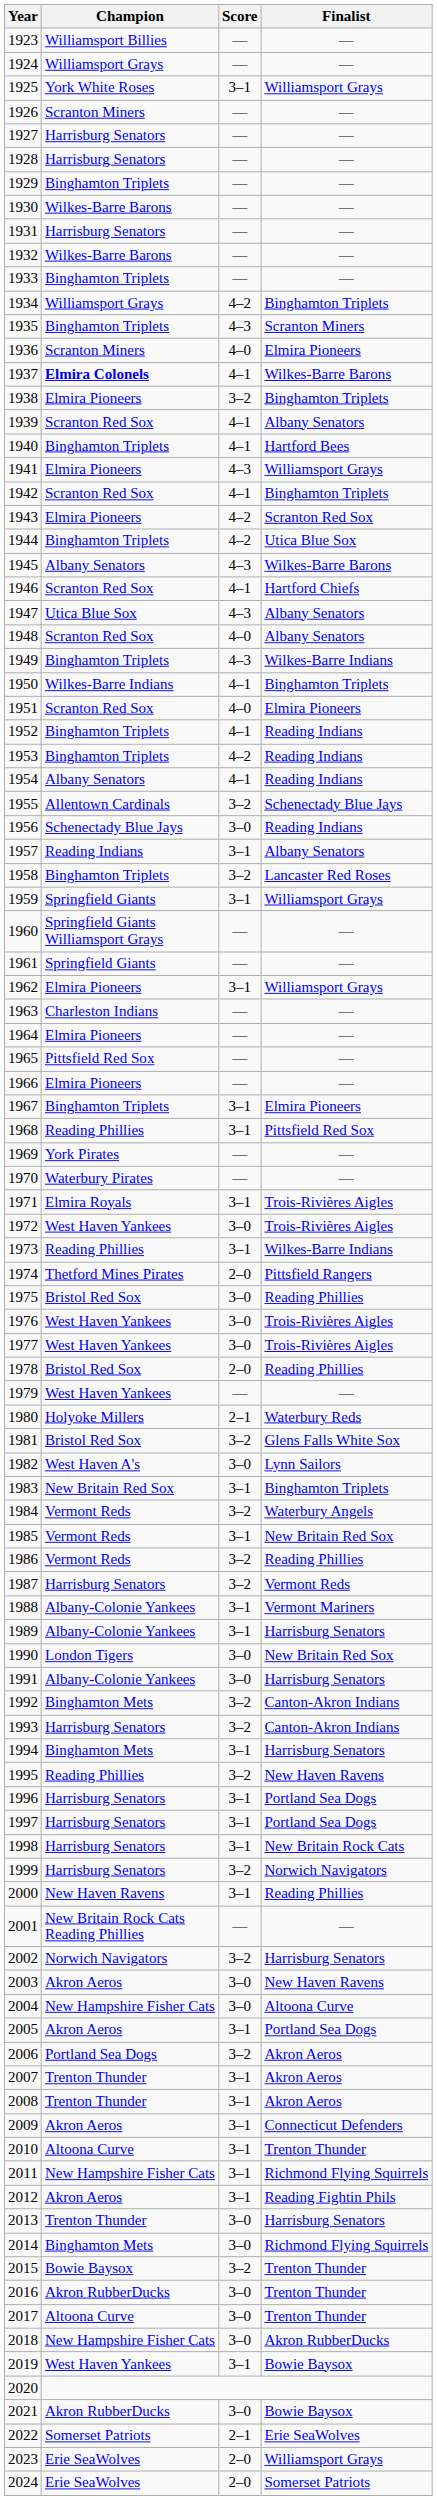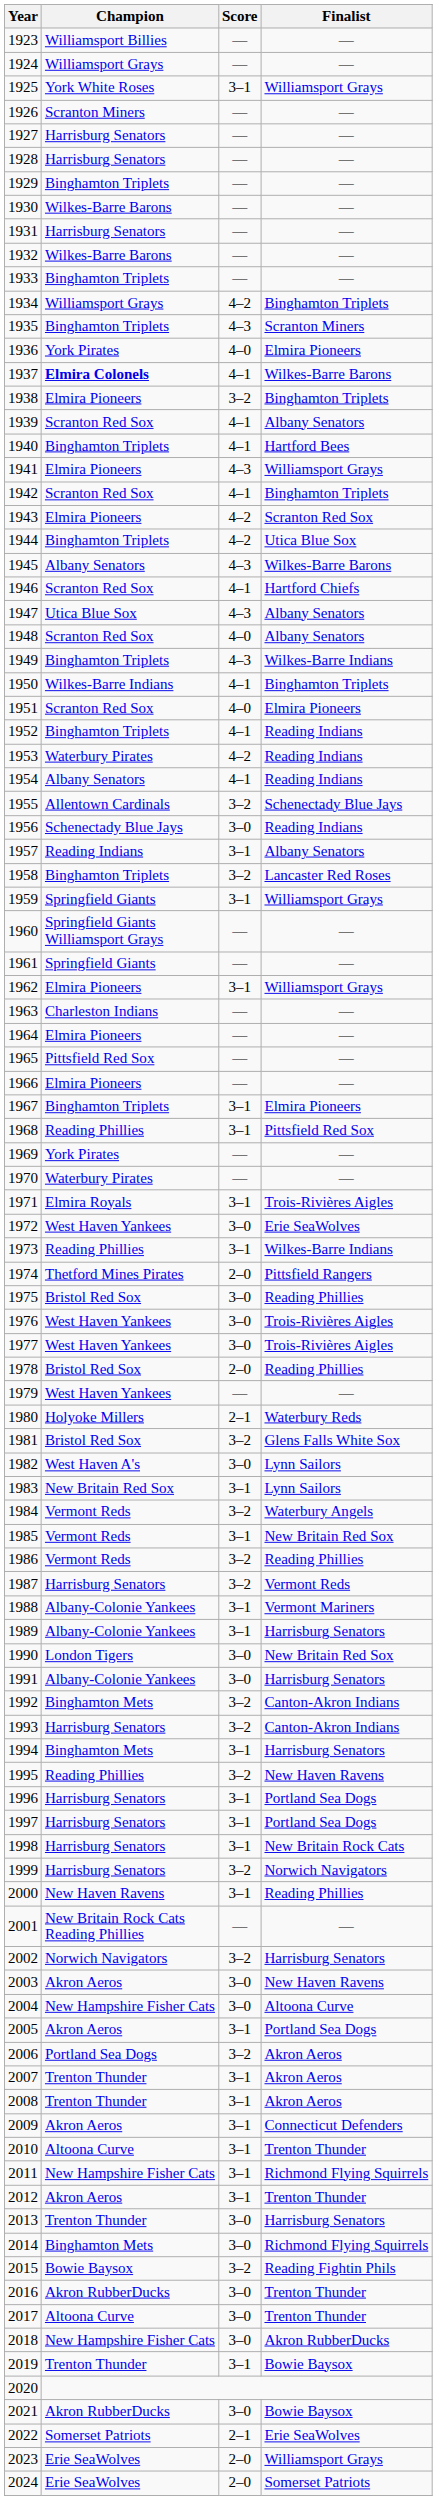(95, 350) Scranton Miners -> (82, 350) York Pirates
(107, 755) Binghamton Triplets -> (99, 755) Waterbury Pirates
(329, 1225) Trois-Rivières Aigles -> (312, 1225) Erie SeaWolves
(327, 1488) Binghamton Triplets -> (303, 1488) Lynn Sailors
(330, 2196) Reading Fightin Phils -> (315, 2196) Trenton Thunder
(315, 2268) Trenton Thunder -> (330, 2268) Reading Fightin Phils
(108, 2363) West Haven Yankees -> (96, 2363) Trenton Thunder
